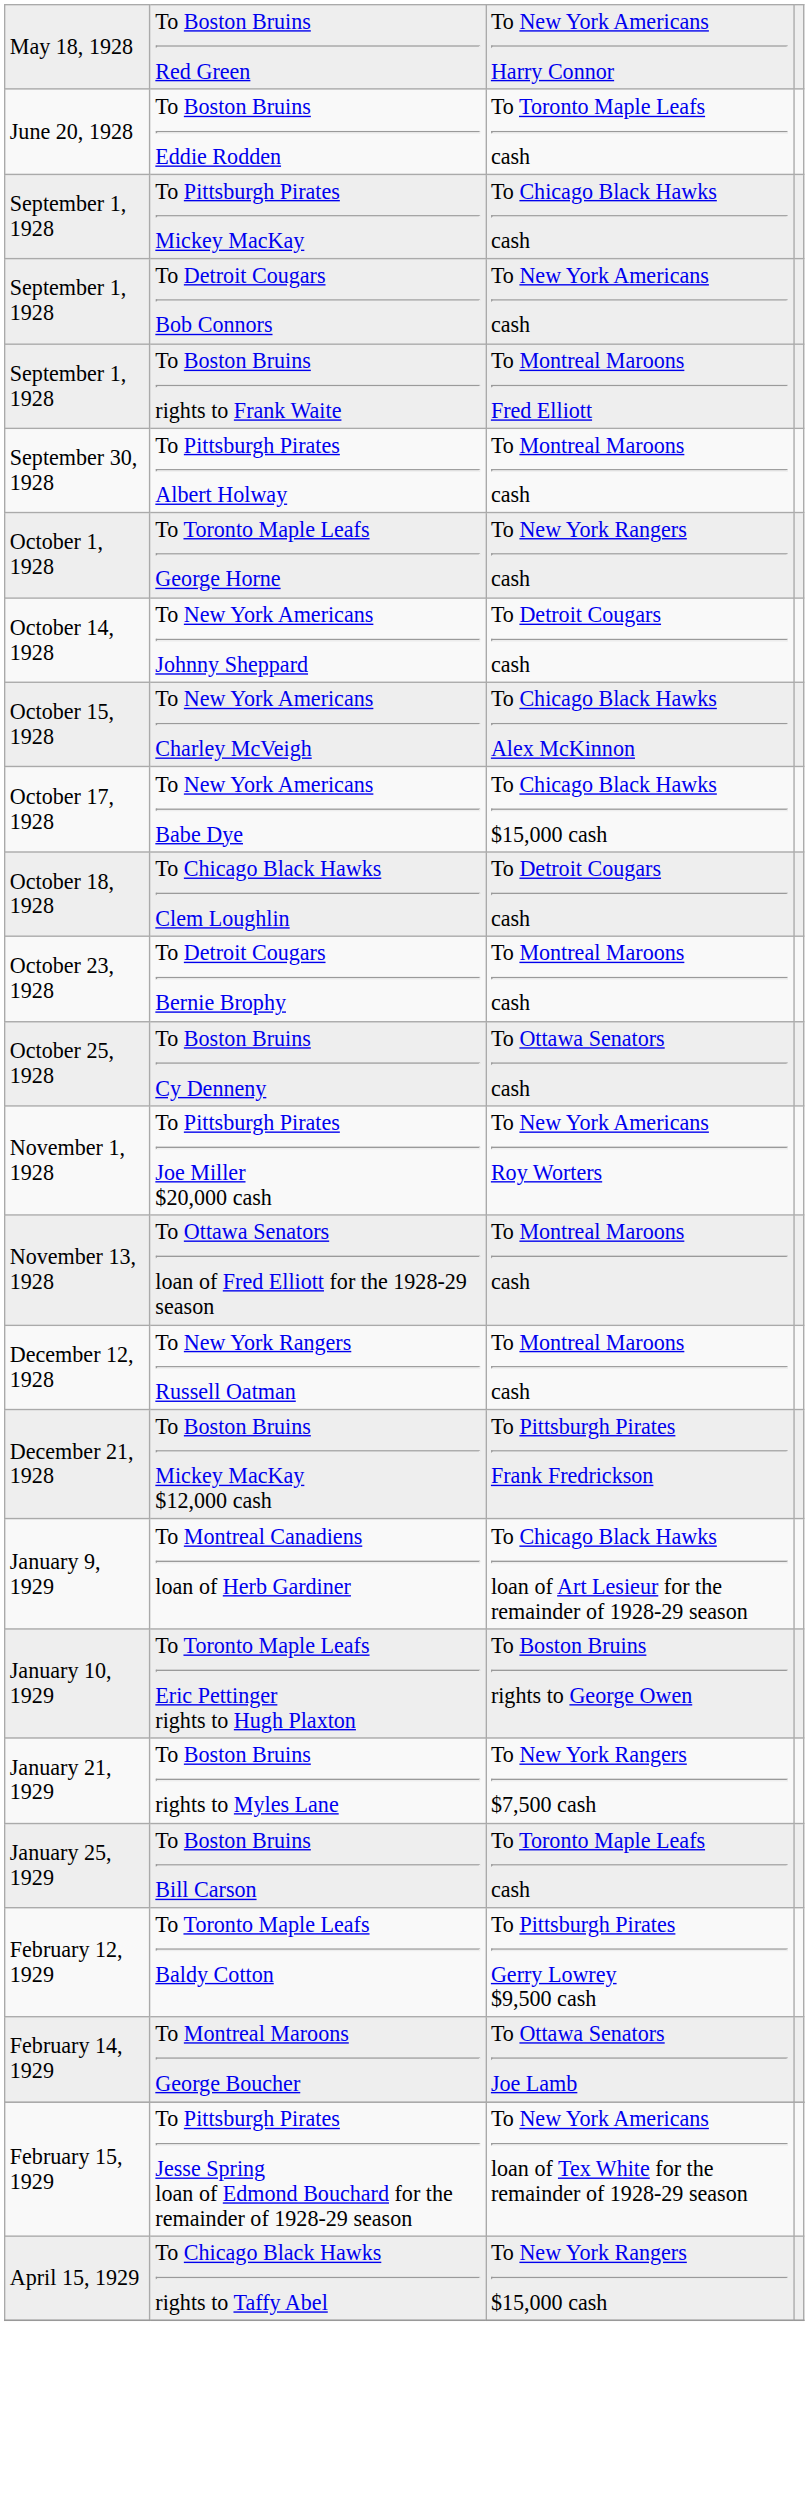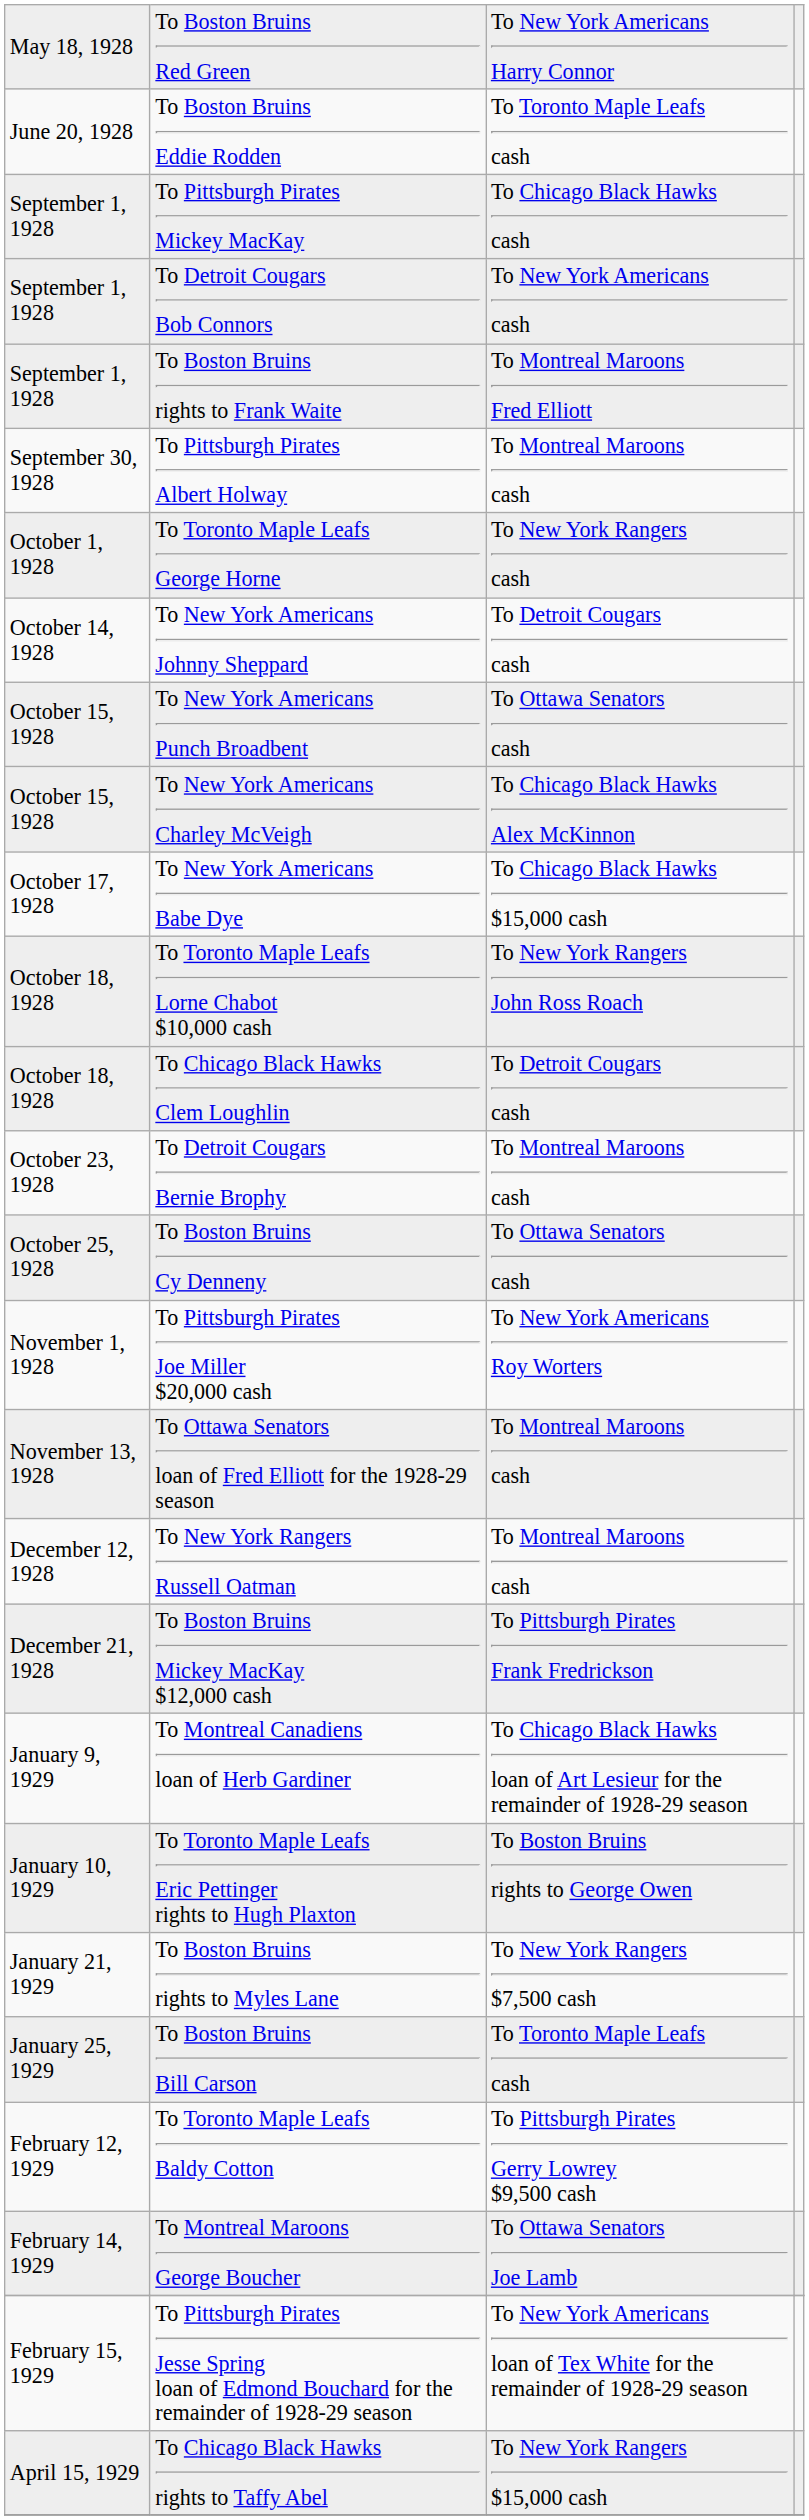+ row: (318, 724)
+ row: (318, 990)
